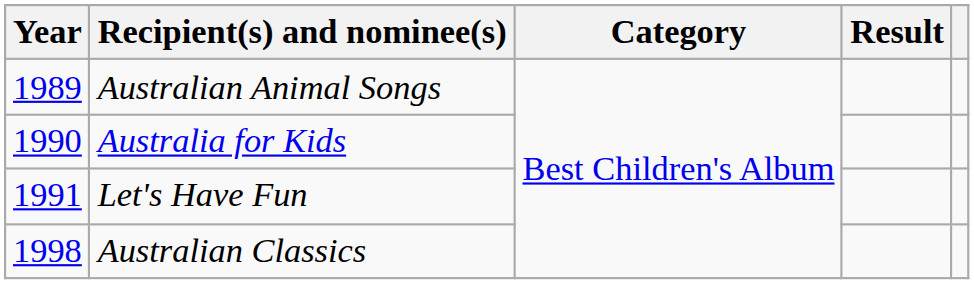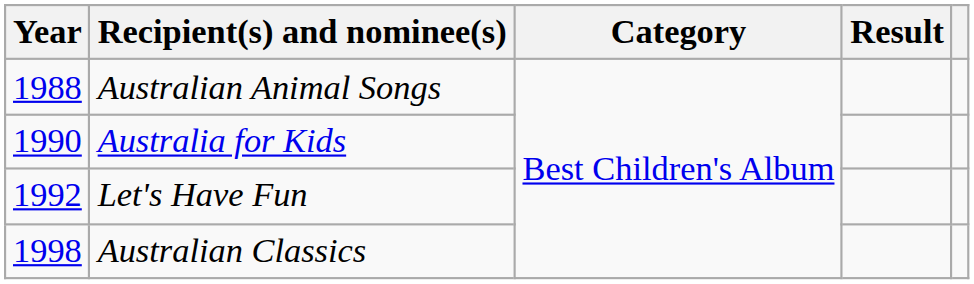(47, 86) 1989 -> (47, 86) 1988
(47, 195) 1991 -> (47, 195) 1992
